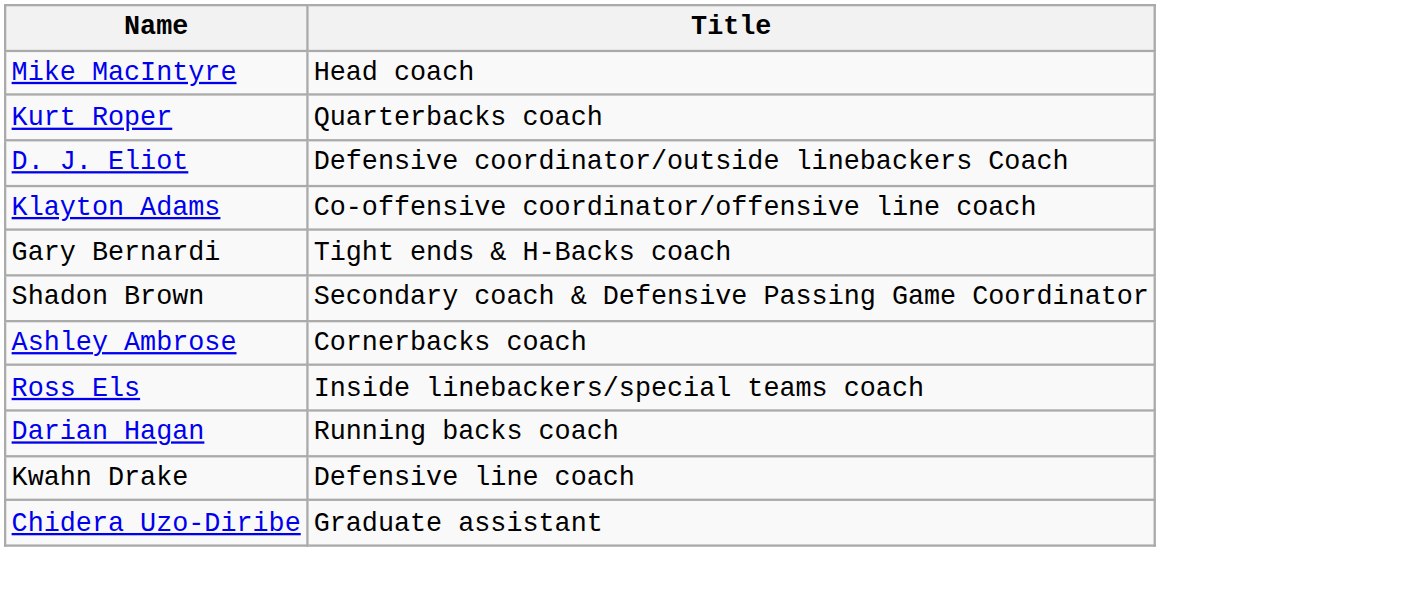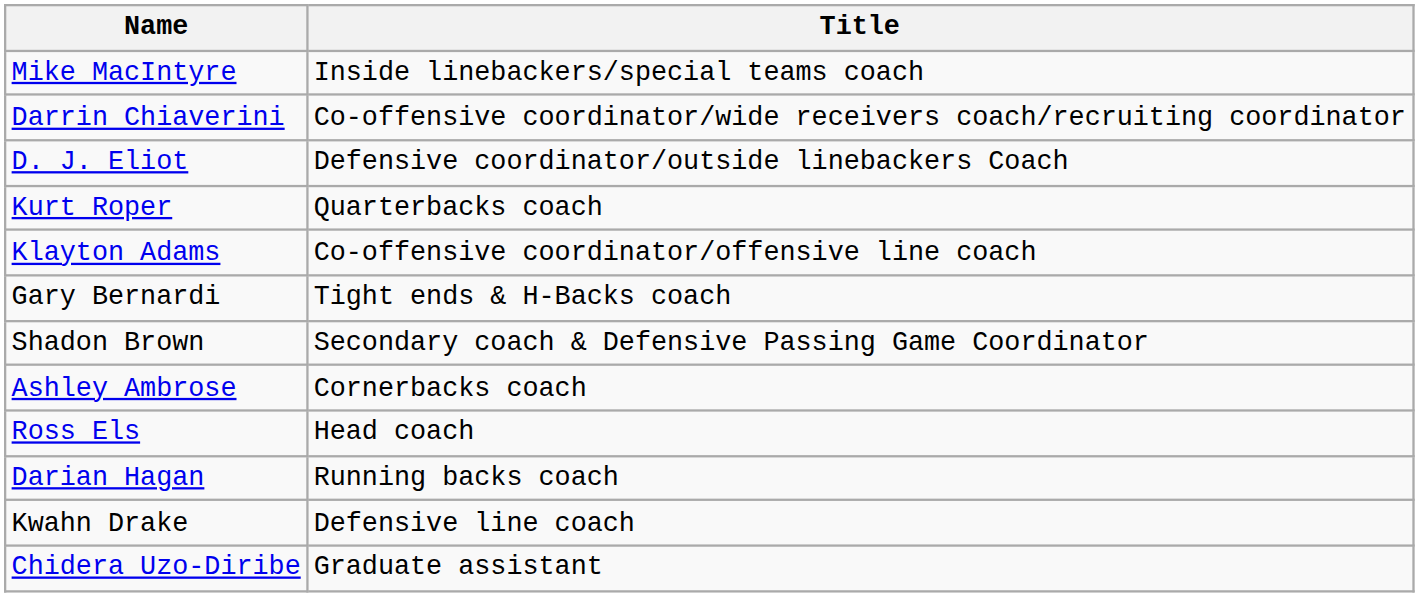(394, 72) Head coach -> (619, 72) Inside linebackers/special teams coach
+ row: (148, 117)
rows swapped: (100, 162) <-> (92, 117)
(619, 387) Inside linebackers/special teams coach -> (394, 432) Head coach
